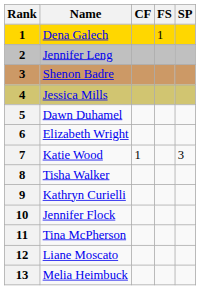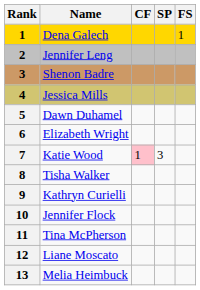columns swapped: (185, 14) <-> (164, 14)
(138, 154) no background -> (138, 154) pink background
